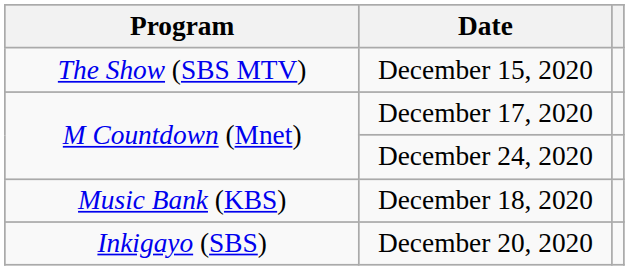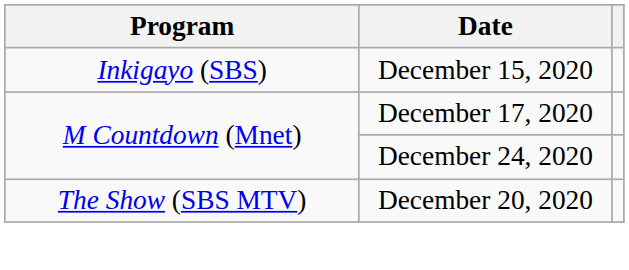(182, 69) The Show (SBS MTV) -> (182, 69) Inkigayo (SBS)
- row: (485, 199)
(182, 243) Inkigayo (SBS) -> (182, 199) The Show (SBS MTV)
